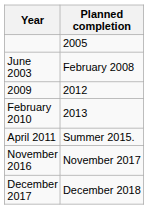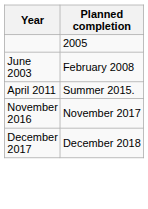- row: (20, 90)
- row: (29, 114)
